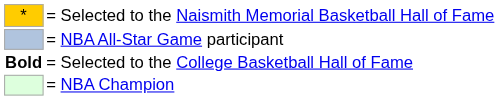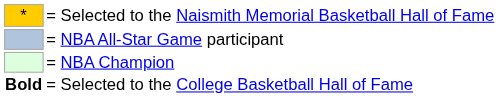rows swapped: (110, 85) <-> (230, 62)
